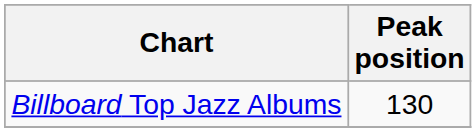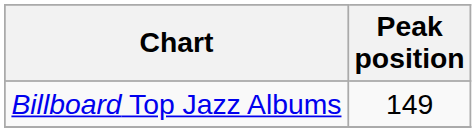(410, 103) 130 -> (410, 103) 149
